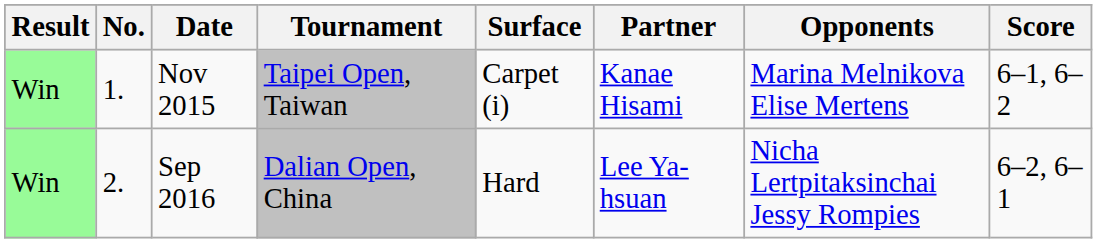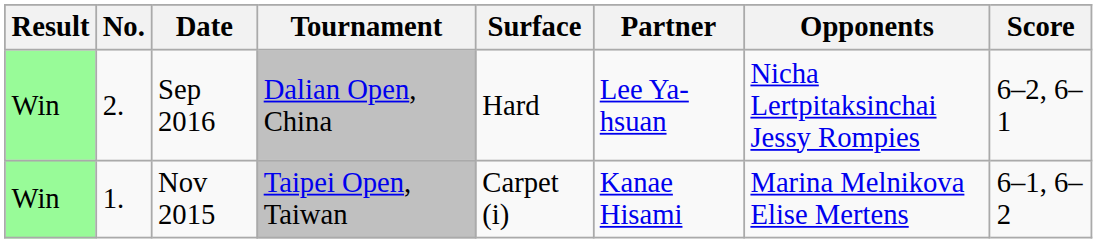rows swapped: (187, 88) <-> (187, 182)
